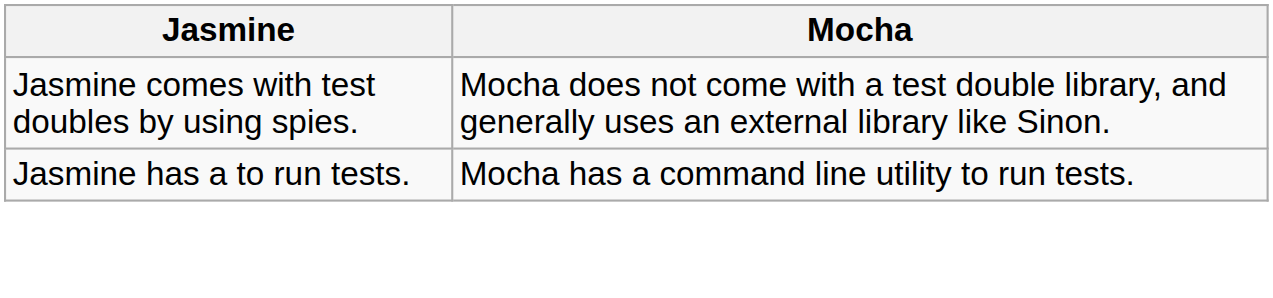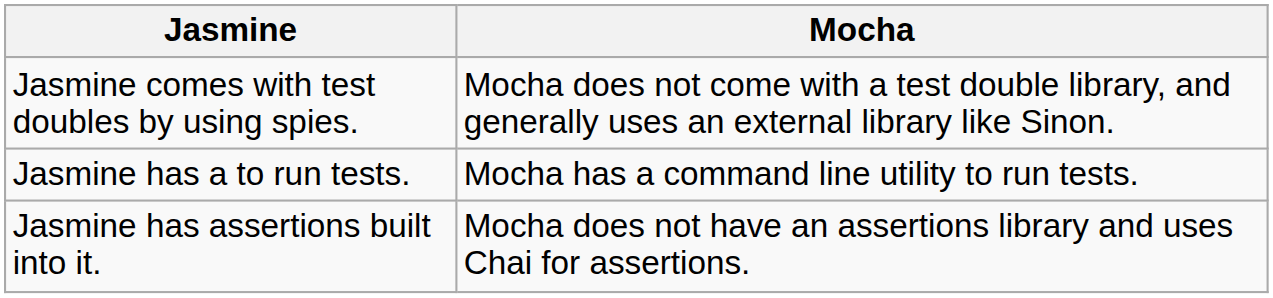+ row: (222, 245)
